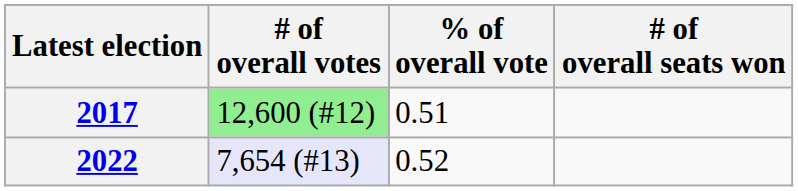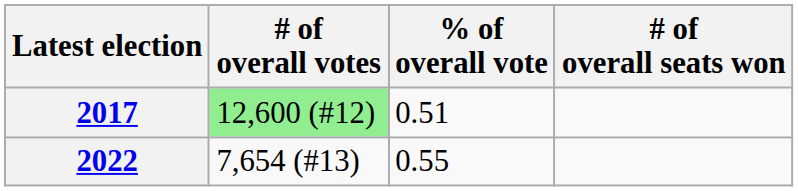(288, 160) lavender background -> (288, 160) no background
(422, 160) 0.52 -> (422, 160) 0.55
